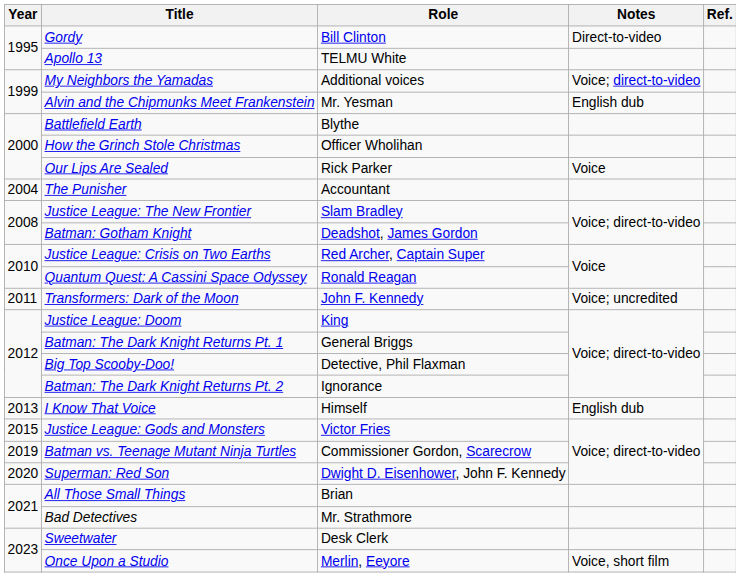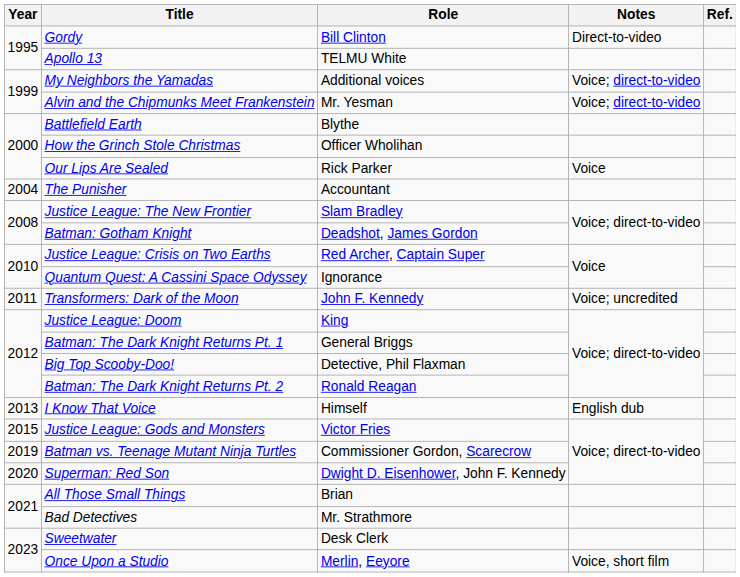(608, 102) English dub -> (636, 102) Voice; direct-to-video
(369, 277) Ronald Reagan -> (351, 277) Ignorance
(351, 386) Ignorance -> (369, 386) Ronald Reagan
